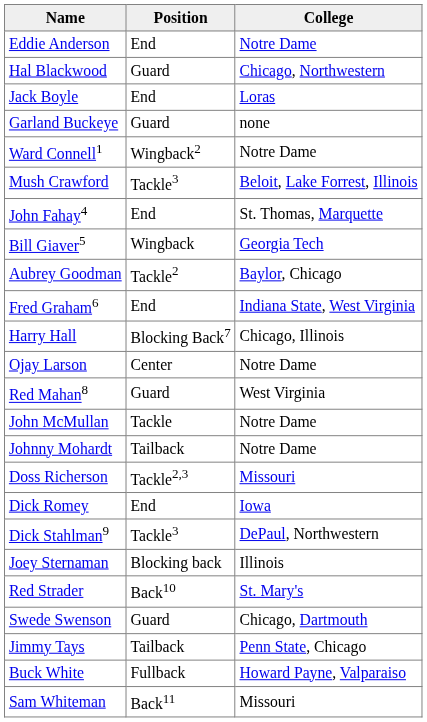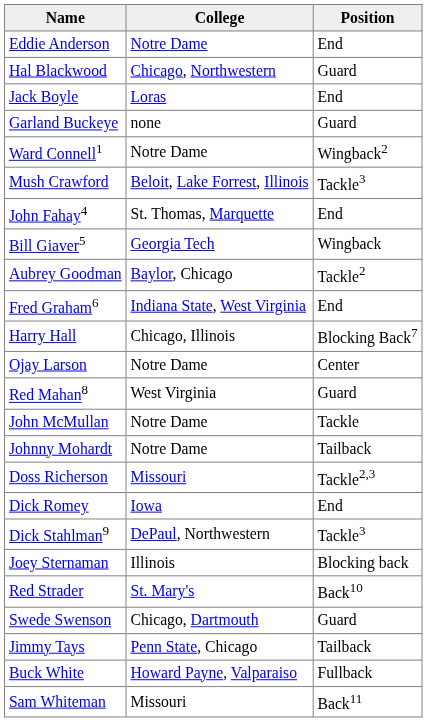columns swapped: (181, 17) <-> (329, 17)
